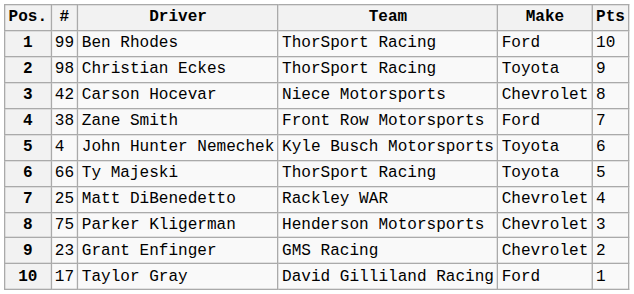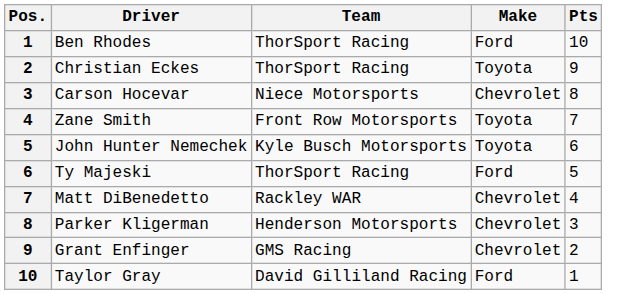- column: (64, 18)
(521, 122) Ford -> (504, 122) Toyota
(531, 173) Toyota -> (494, 173) Ford
